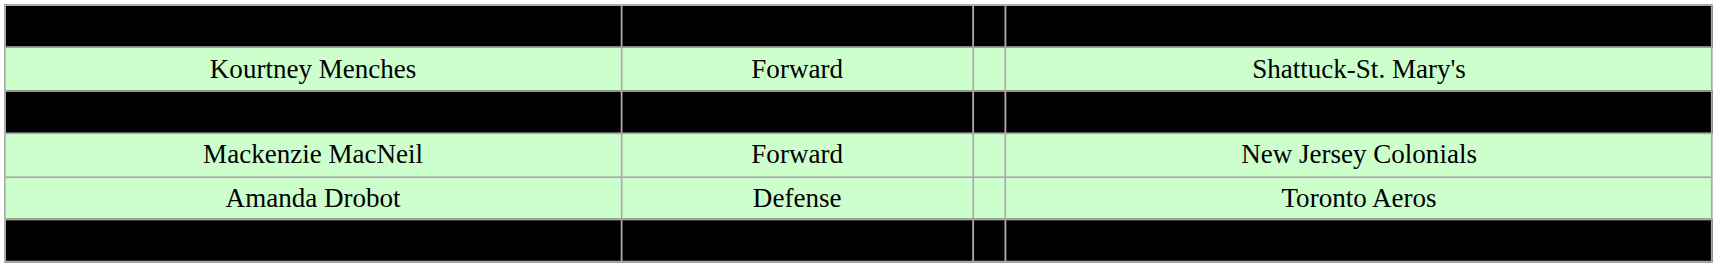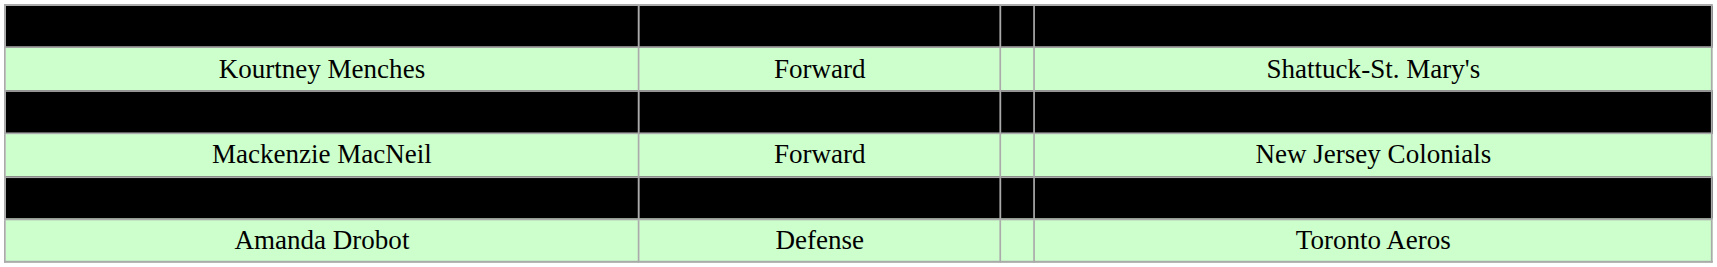+ row: (322, 197)
- row: (313, 240)
